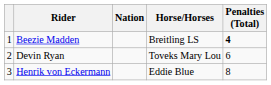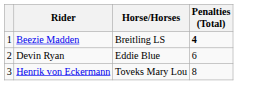- column: (130, 18)
(185, 55) Toveks Mary Lou -> (138, 55) Eddie Blue
(171, 71) Eddie Blue -> (151, 71) Toveks Mary Lou
